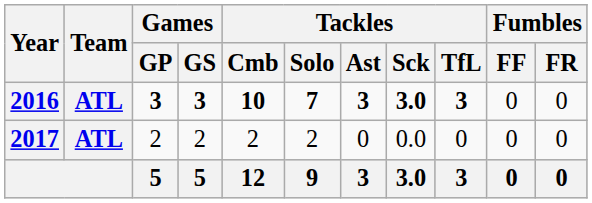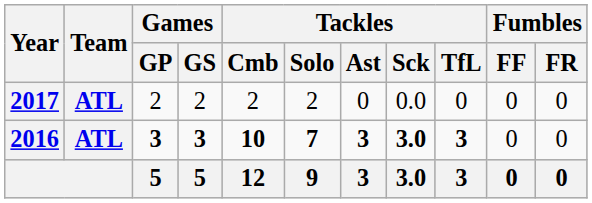rows swapped: (35, 100) <-> (35, 139)
